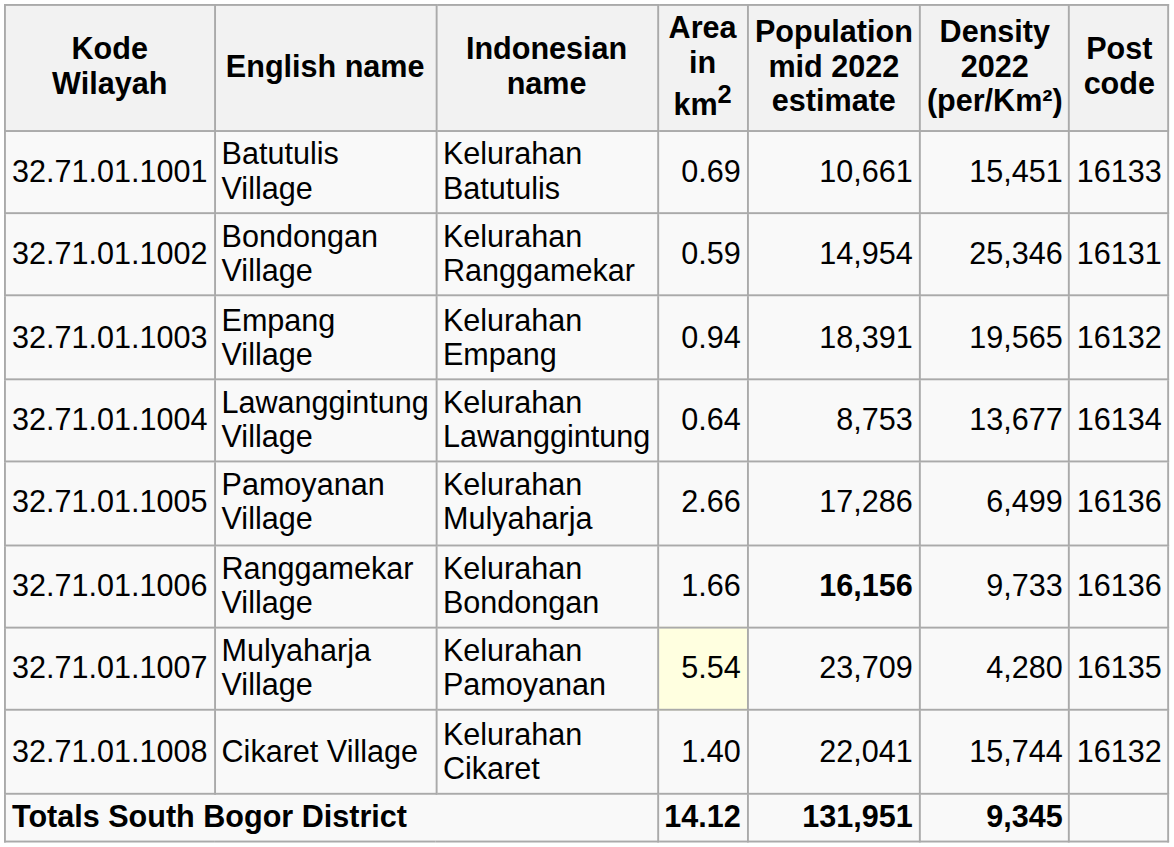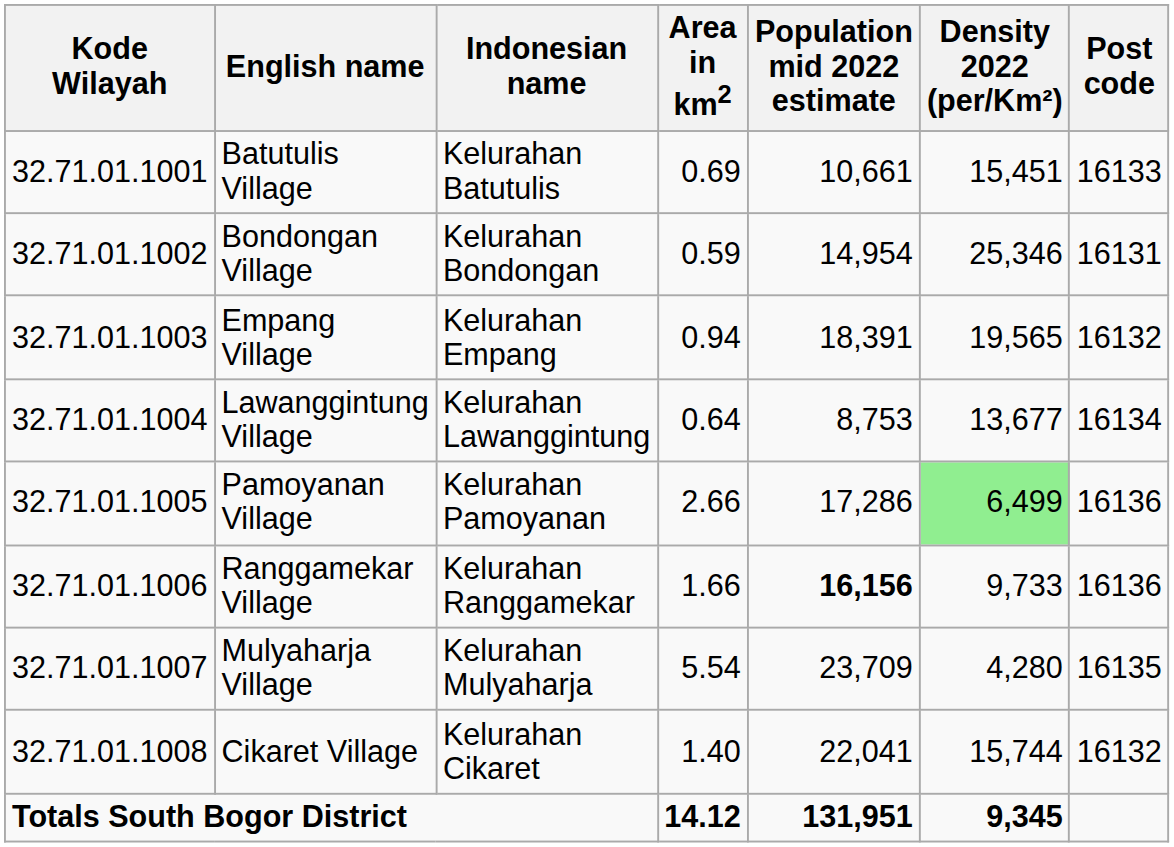(539, 254) Kelurahan Ranggamekar -> (521, 254) Kelurahan Bondongan
(518, 502) Kelurahan Mulyaharja -> (524, 502) Kelurahan Pamoyanan
(1024, 502) no background -> (1024, 502) lightgreen background
(521, 585) Kelurahan Bondongan -> (539, 585) Kelurahan Ranggamekar
(524, 668) Kelurahan Pamoyanan -> (518, 668) Kelurahan Mulyaharja
(711, 668) lightyellow background -> (711, 668) no background
